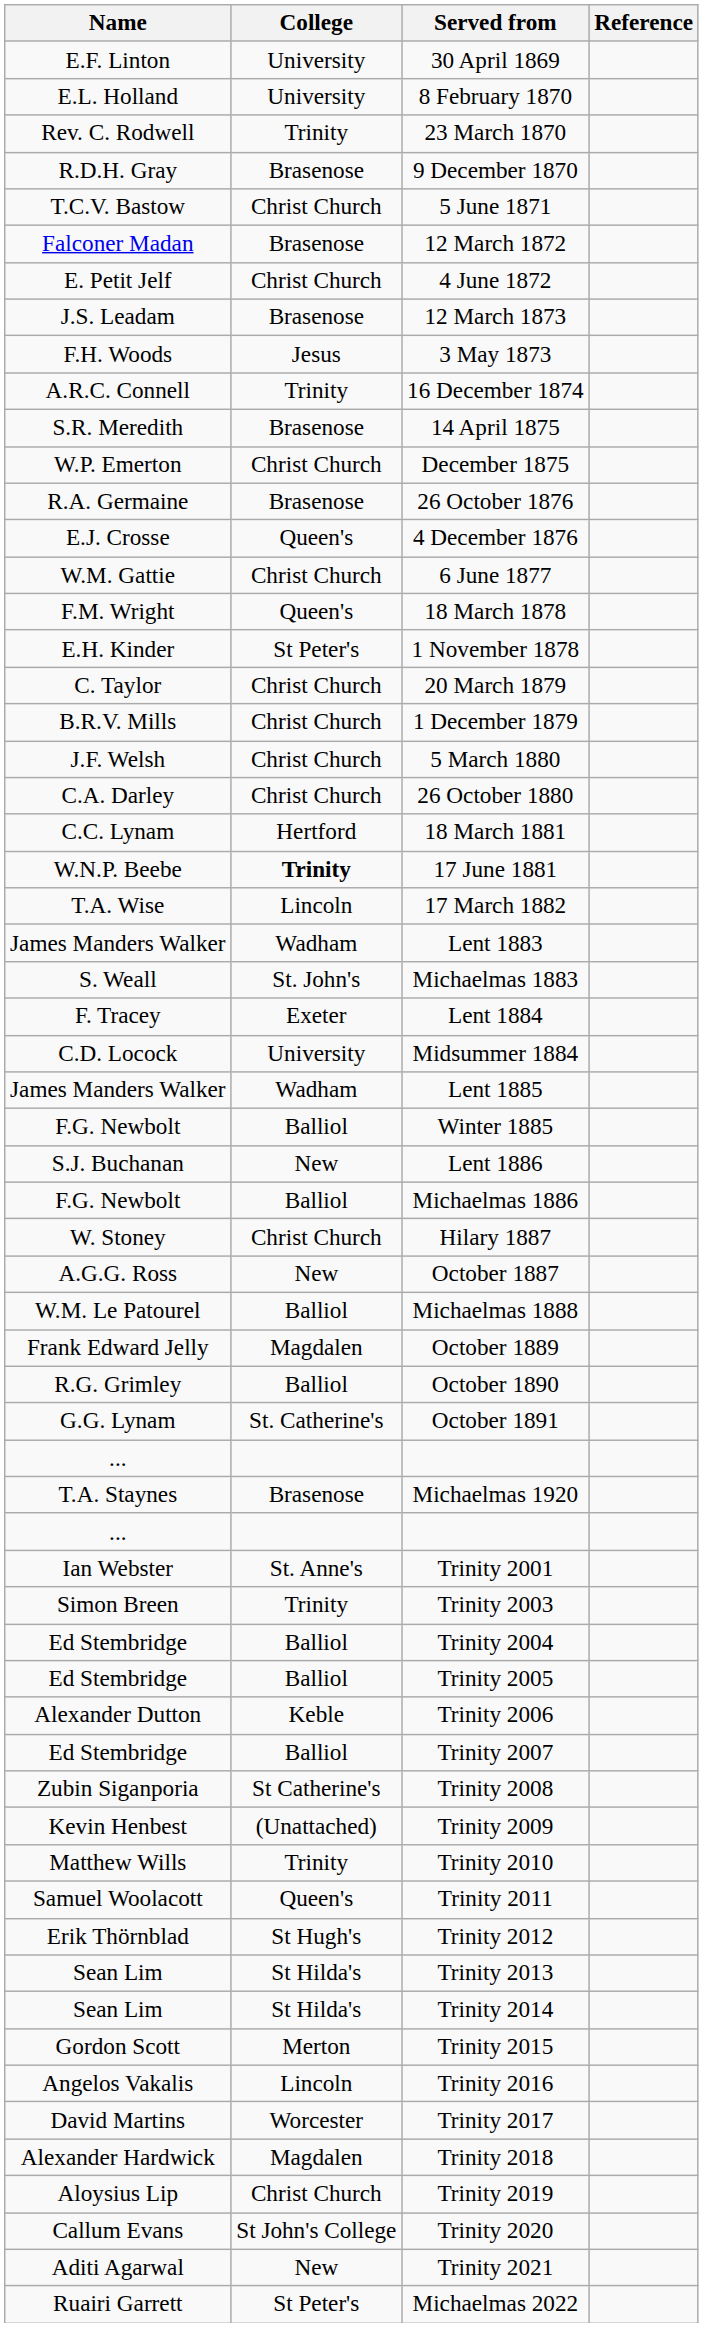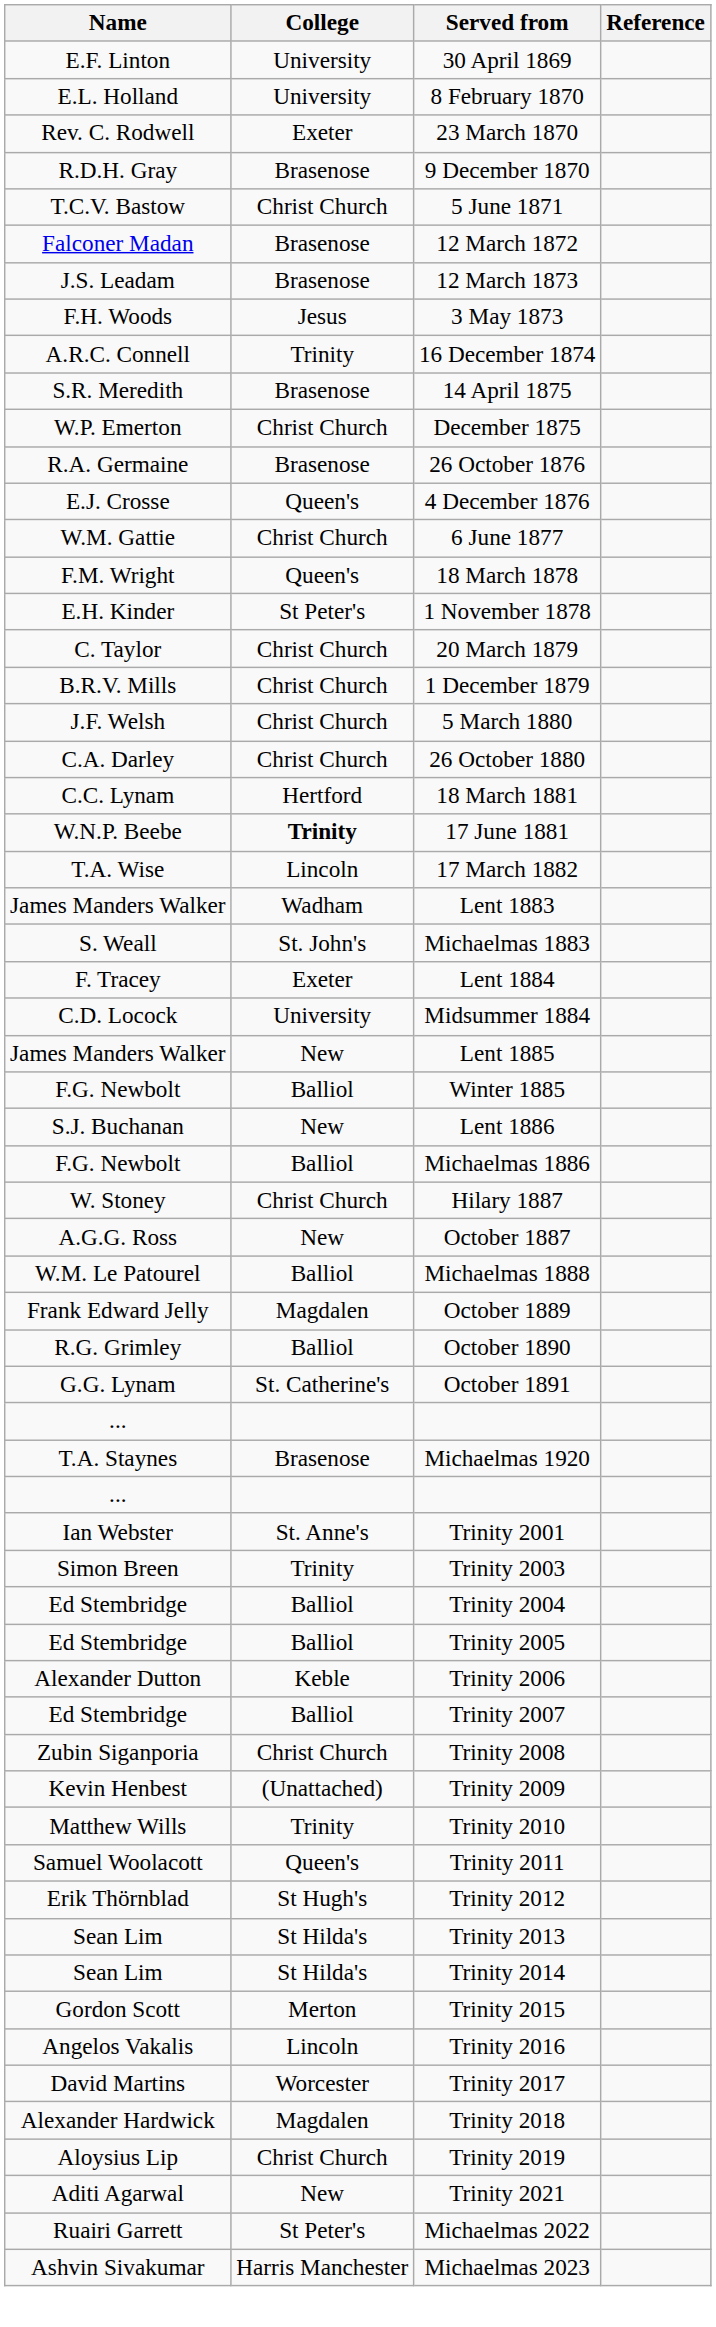(316, 133) Trinity -> (322, 133) Exeter
- row: (118, 280)
(316, 1089) Wadham -> (322, 1053) New
(316, 1788) St Catherine's -> (322, 1752) Christ Church
- row: (118, 2230)
+ row: (118, 2267)
